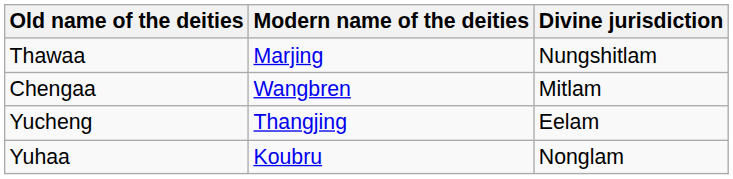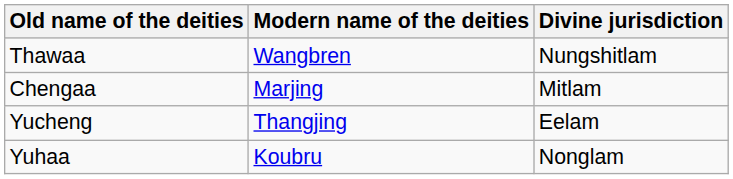(288, 55) Marjing -> (302, 55) Wangbren
(302, 88) Wangbren -> (288, 88) Marjing
